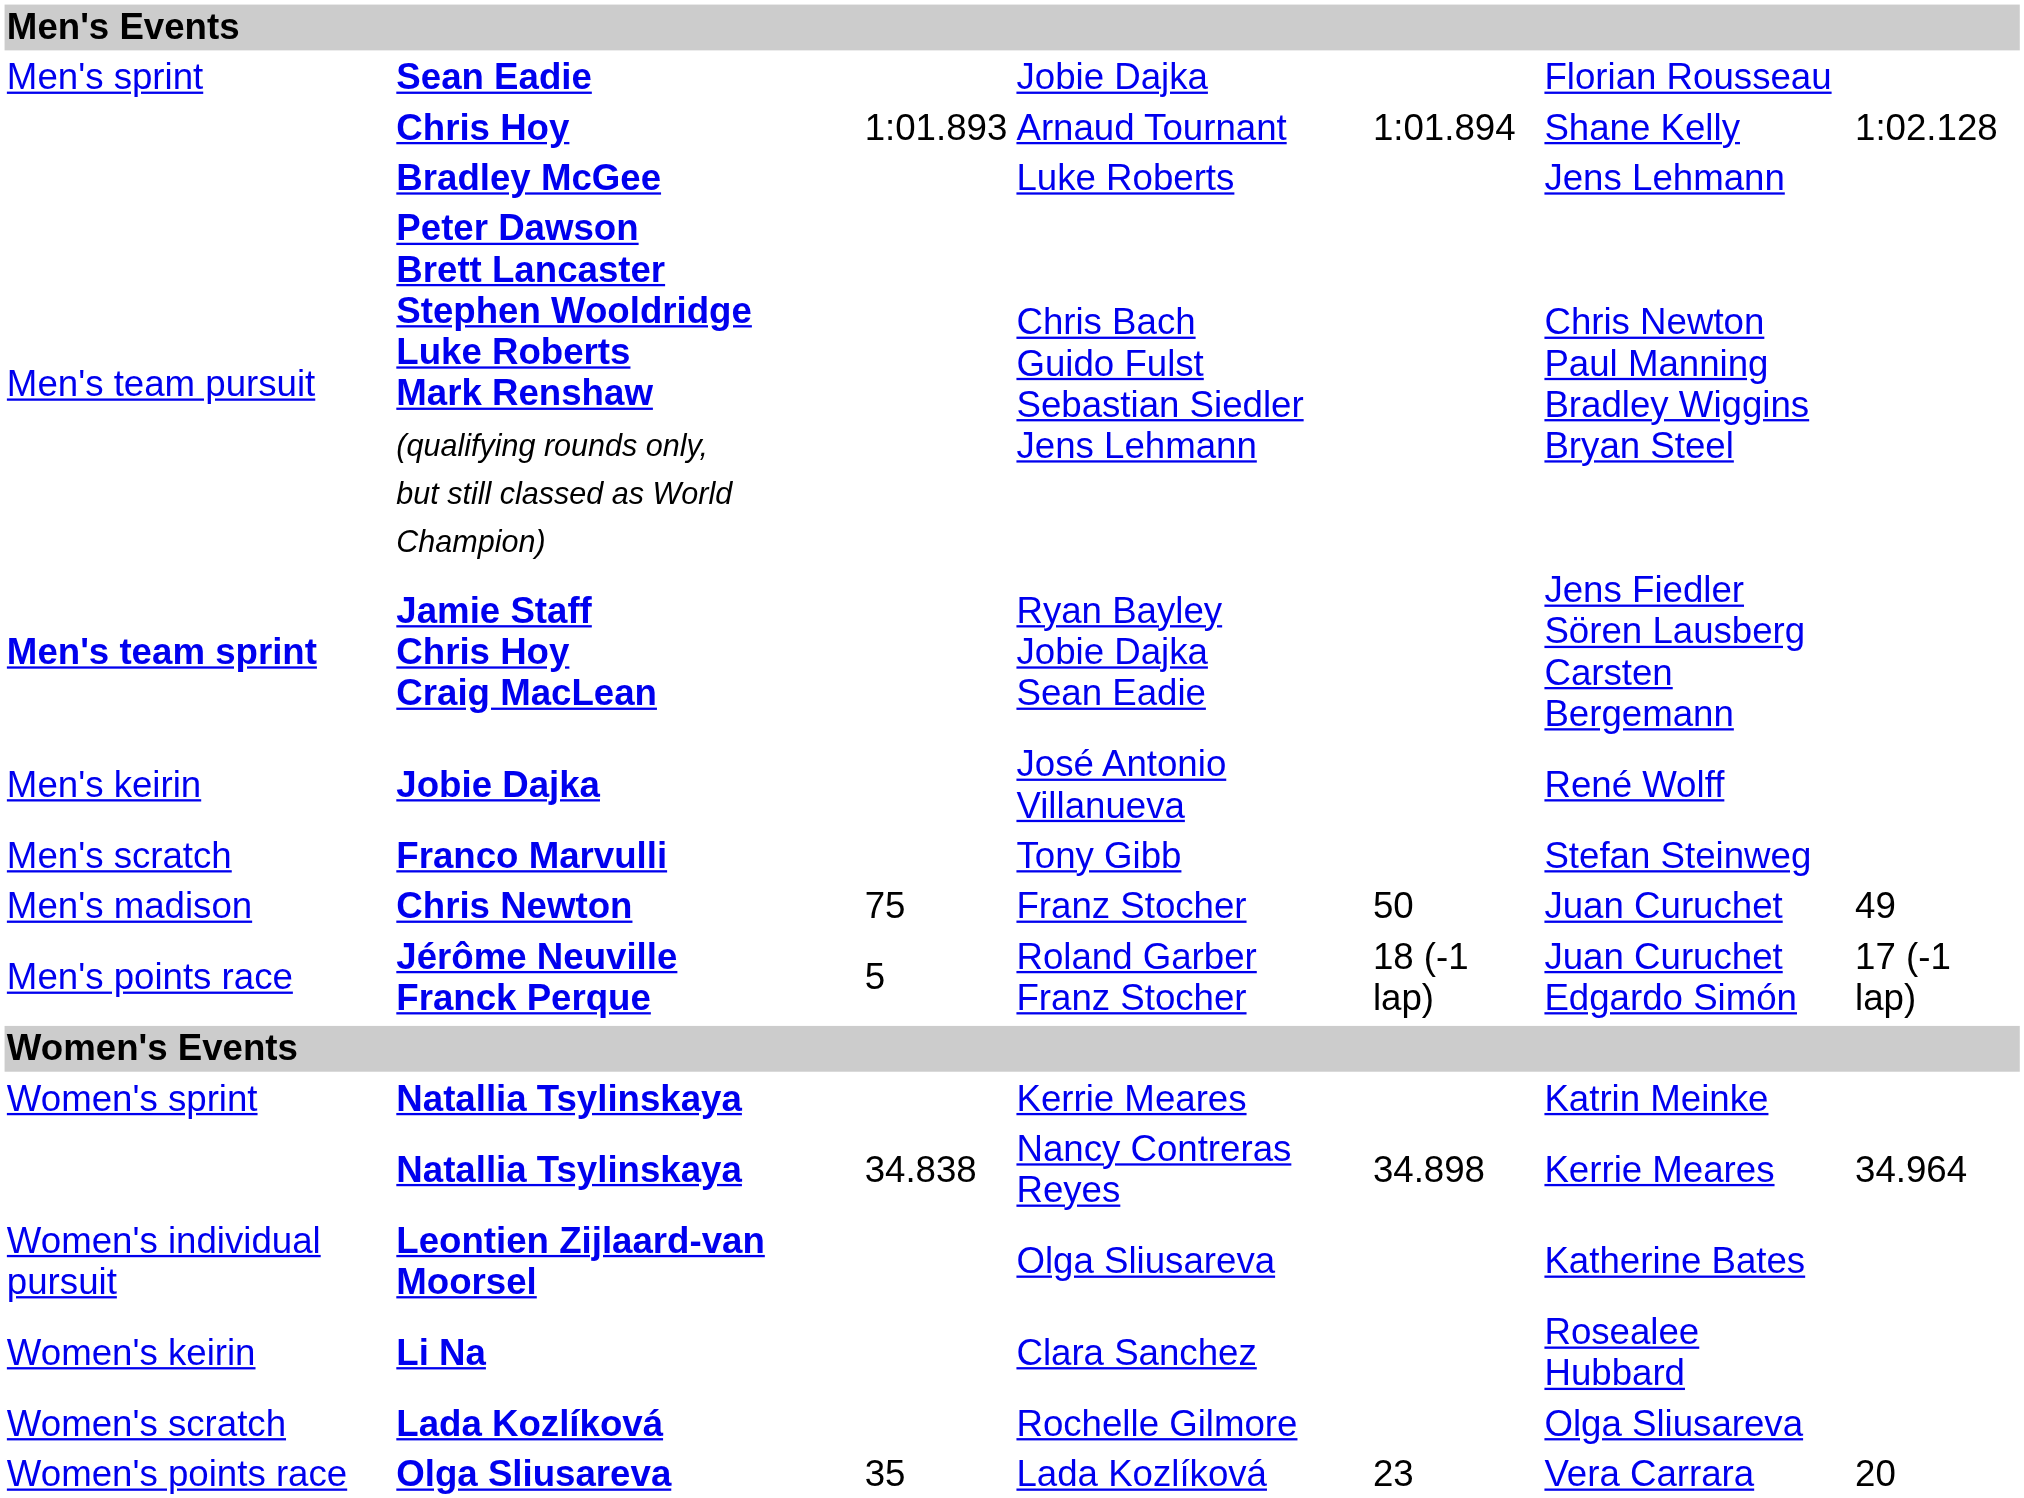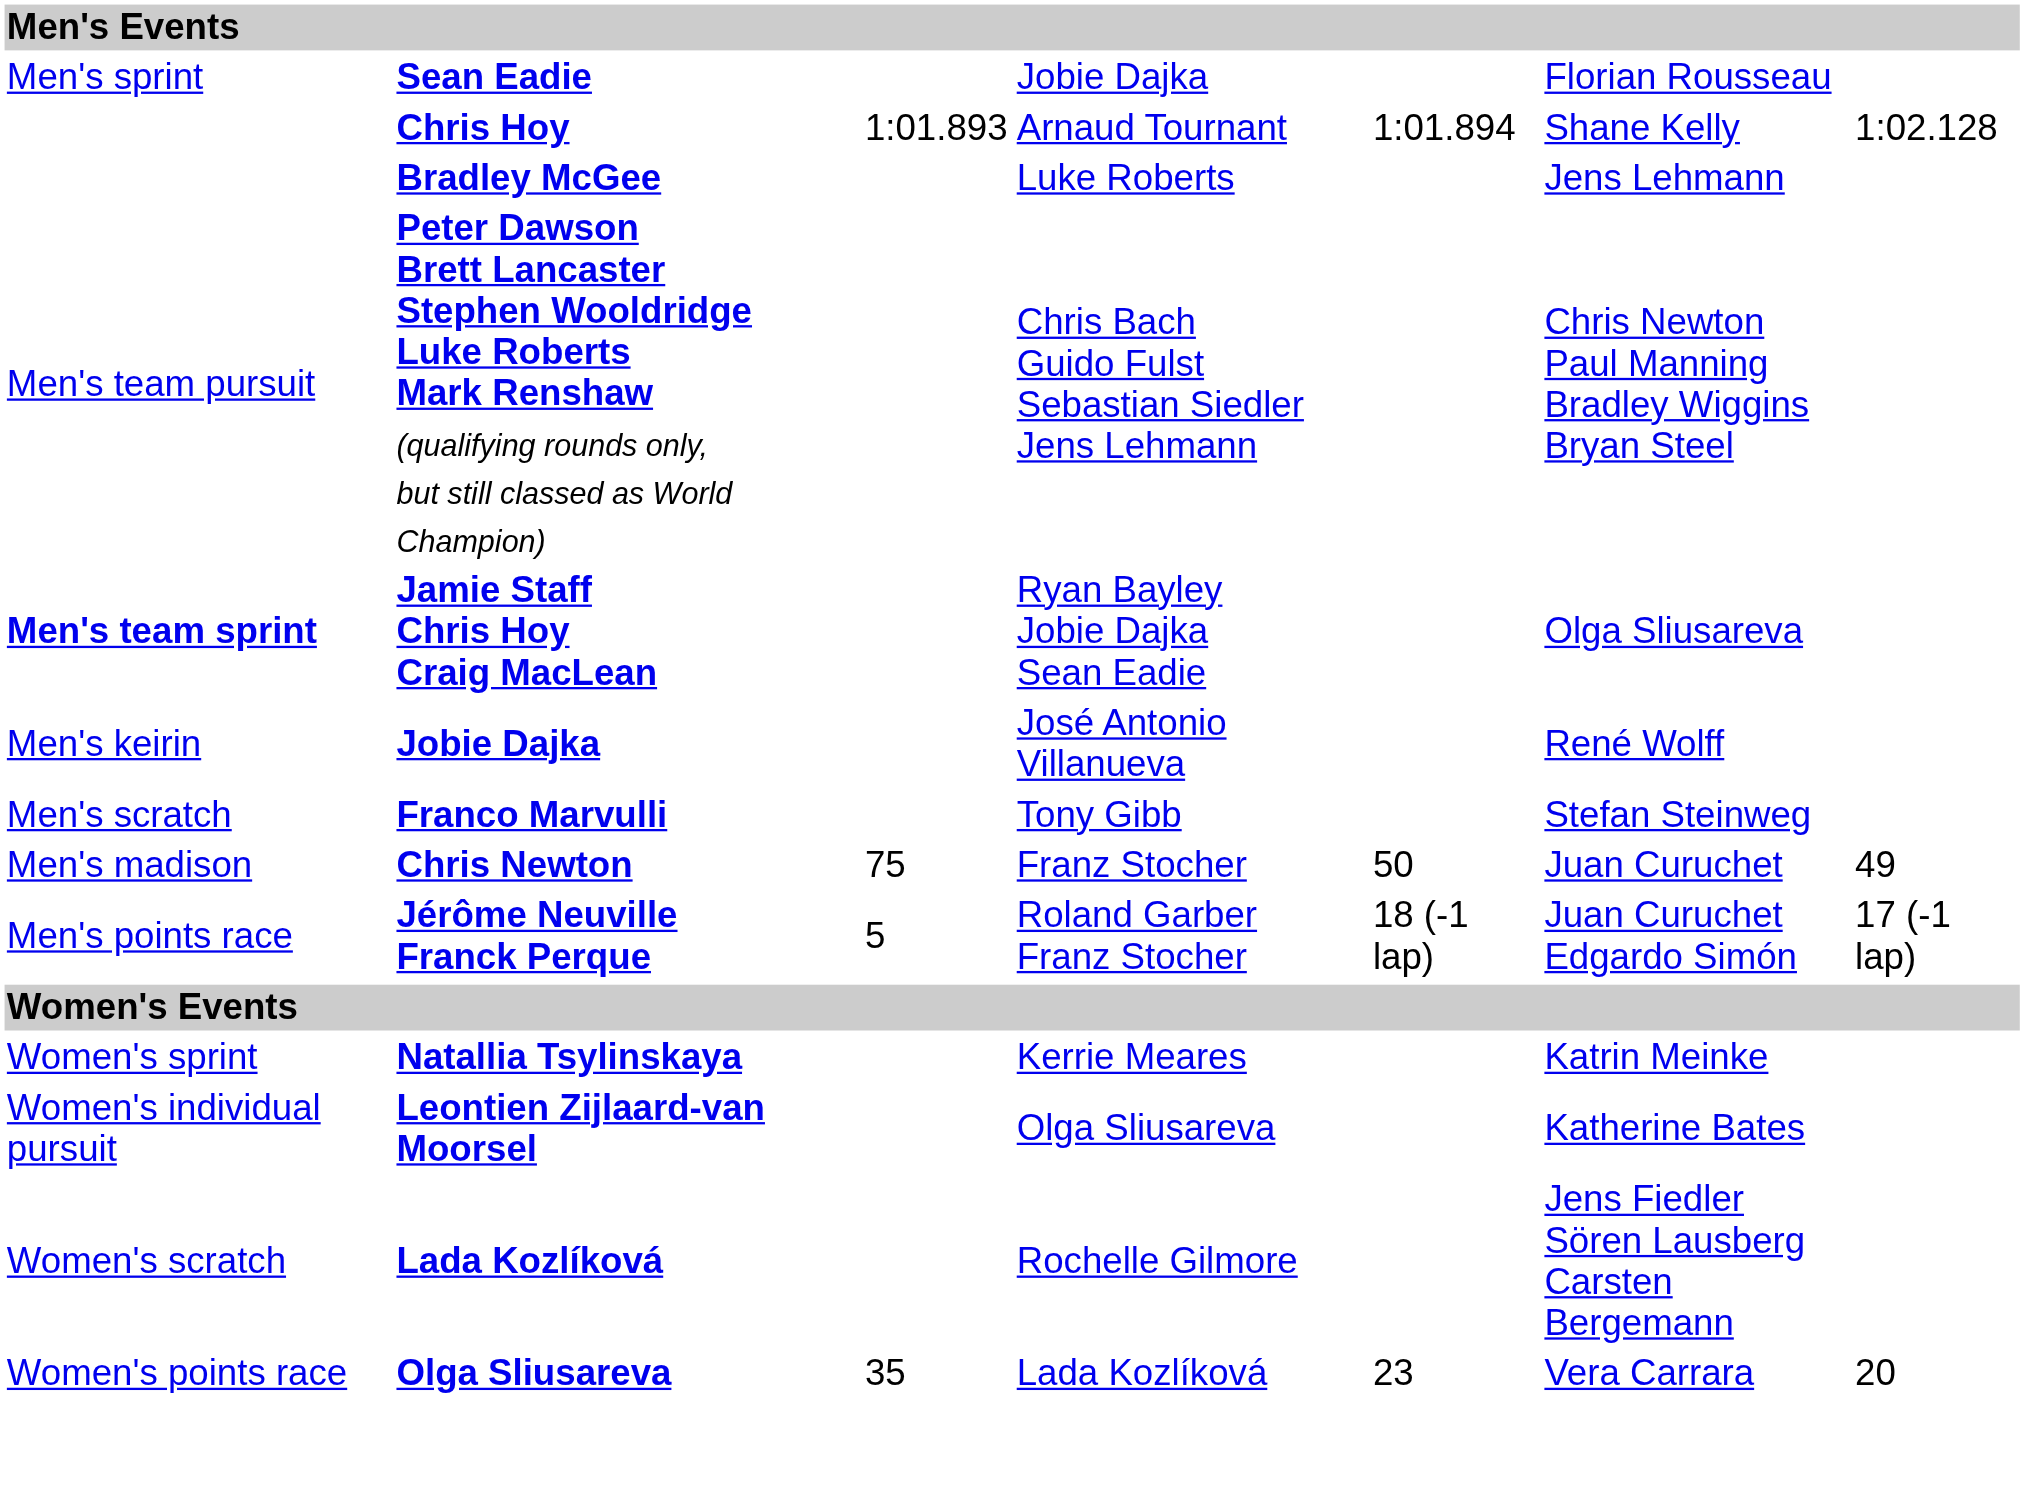(1675, 651) Jens Fiedler Sören Lausberg Carsten Bergemann -> (1674, 630) Olga Sliusareva
- row: (1154, 1168)
- row: (1137, 1351)
(1674, 1422) Olga Sliusareva -> (1675, 1260) Jens Fiedler Sören Lausberg Carsten Bergemann
